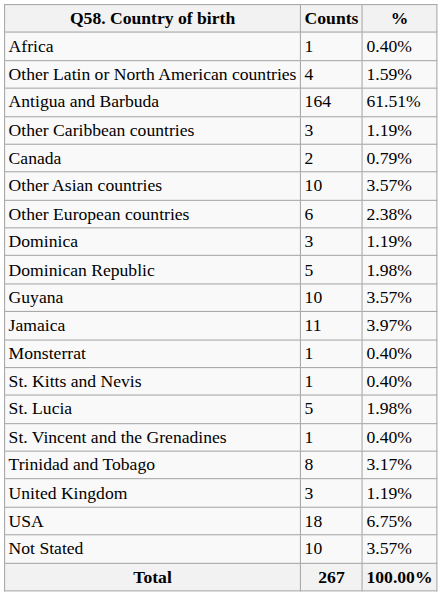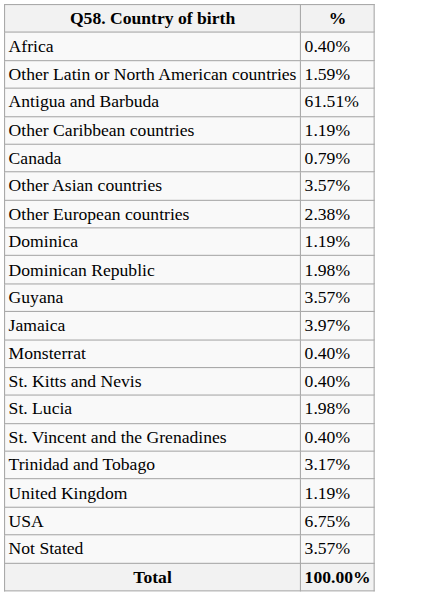- column: (331, 18)
